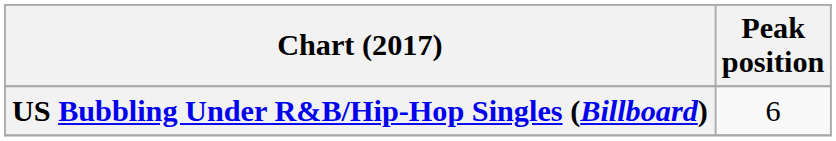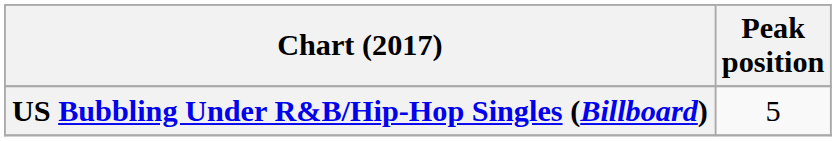(773, 110) 6 -> (773, 110) 5
